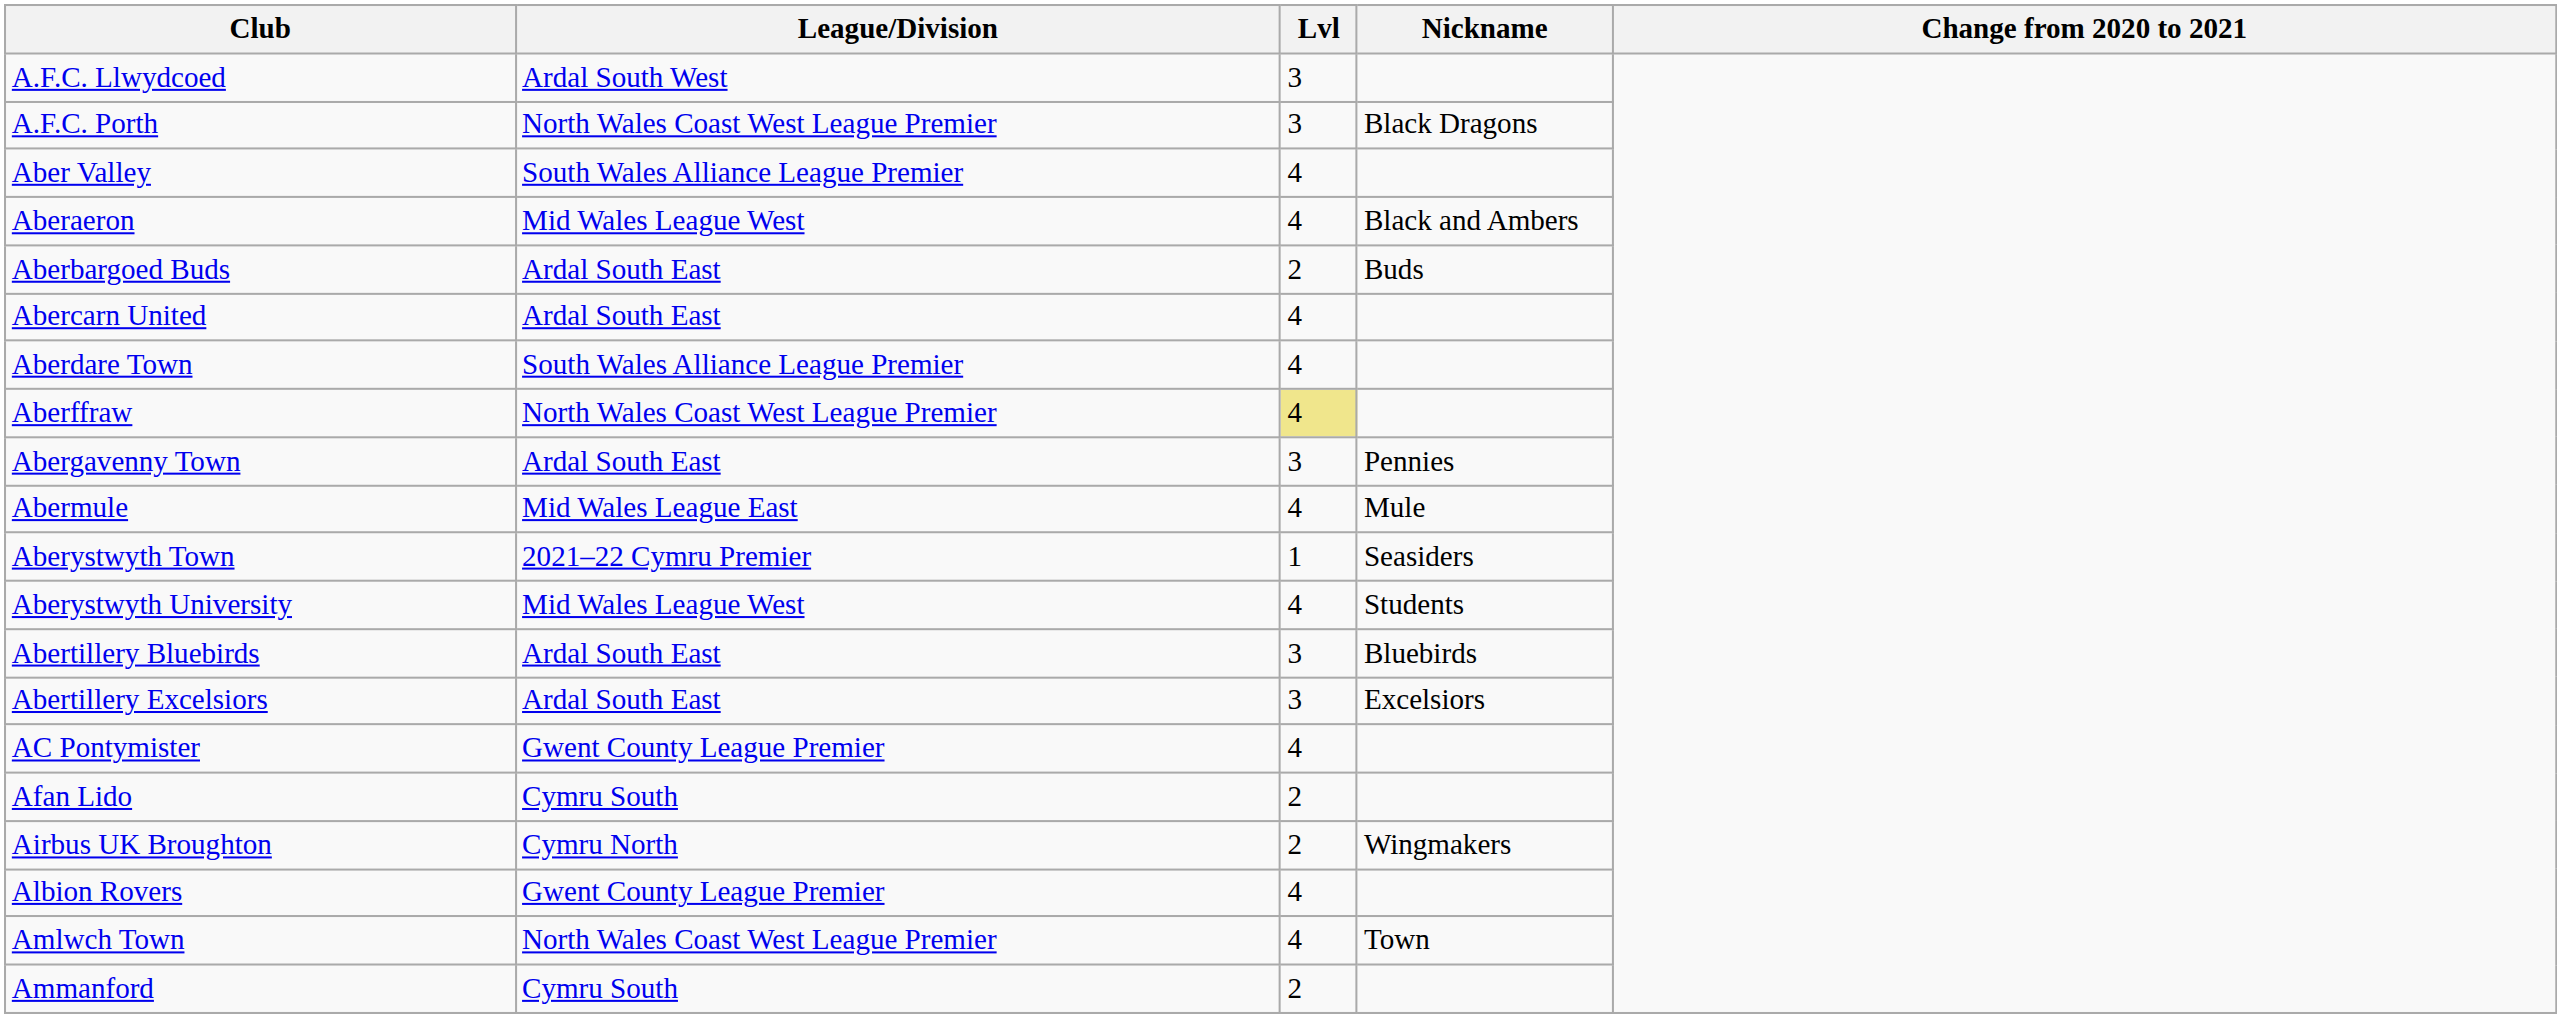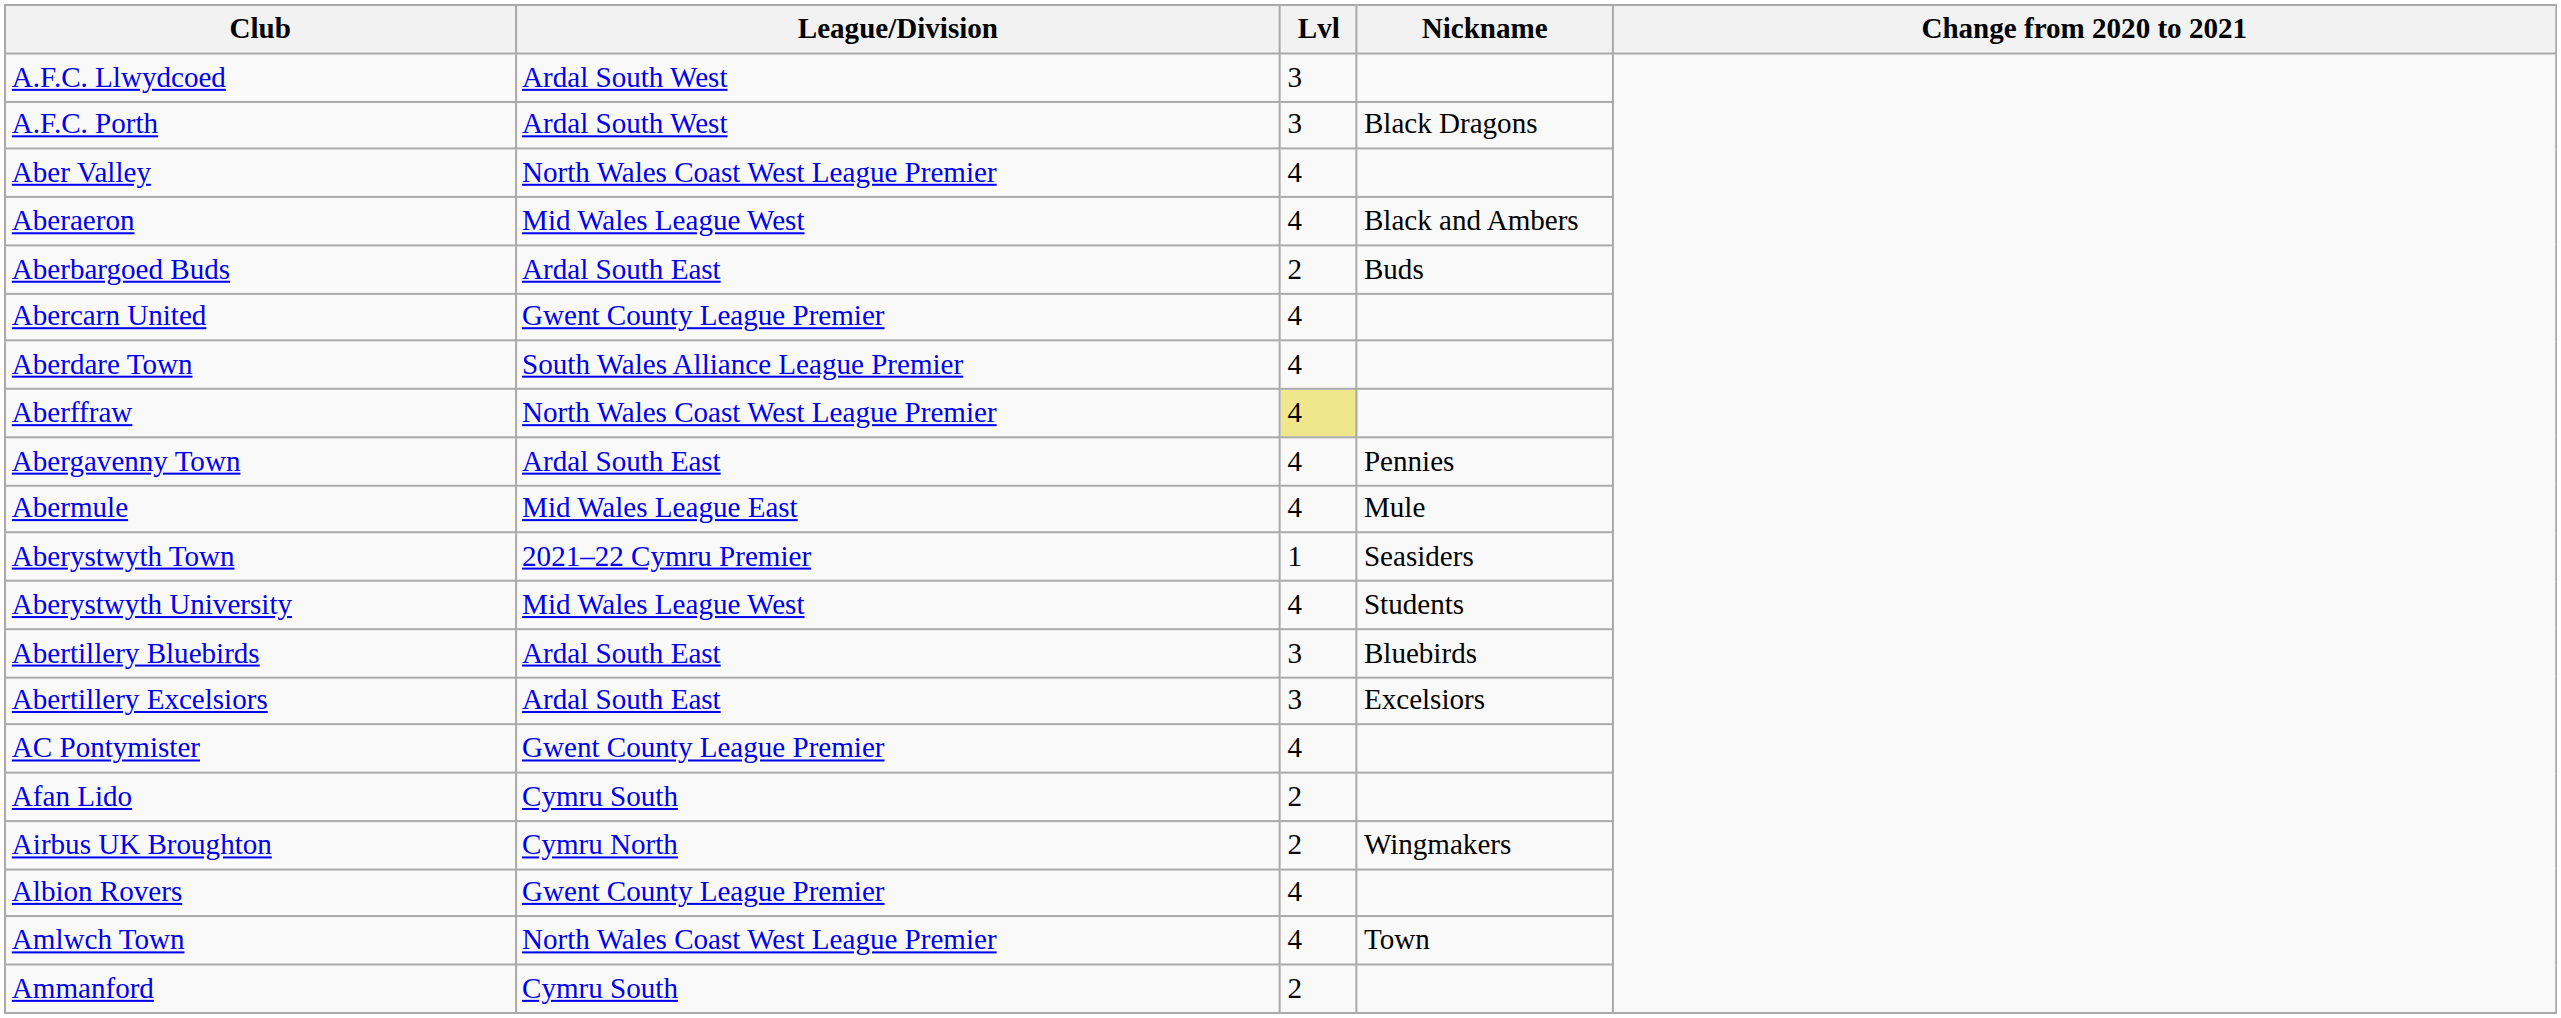(759, 124) North Wales Coast West League Premier -> (625, 124) Ardal South West
(743, 172) South Wales Alliance League Premier -> (759, 172) North Wales Coast West League Premier
(621, 316) Ardal South East -> (703, 316) Gwent County League Premier
(1295, 460) 3 -> (1295, 460) 4
